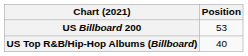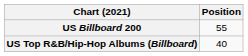(221, 28) 53 -> (221, 28) 55
